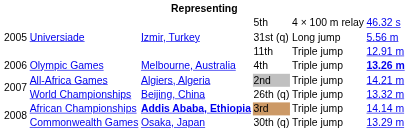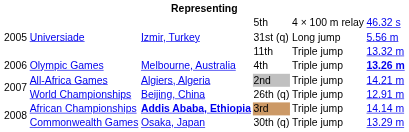(385, 51) 12.91 m -> (385, 51) 13.32 m
(385, 94) 13.32 m -> (385, 94) 12.91 m
